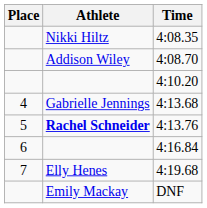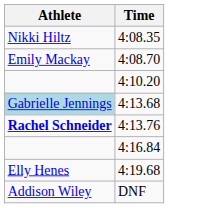- column: (23, 15)
(88, 59) Addison Wiley -> (49, 59) Emily Mackay
(98, 103) no background -> (60, 103) lightblue background
(87, 192) Emily Mackay -> (50, 192) Addison Wiley
